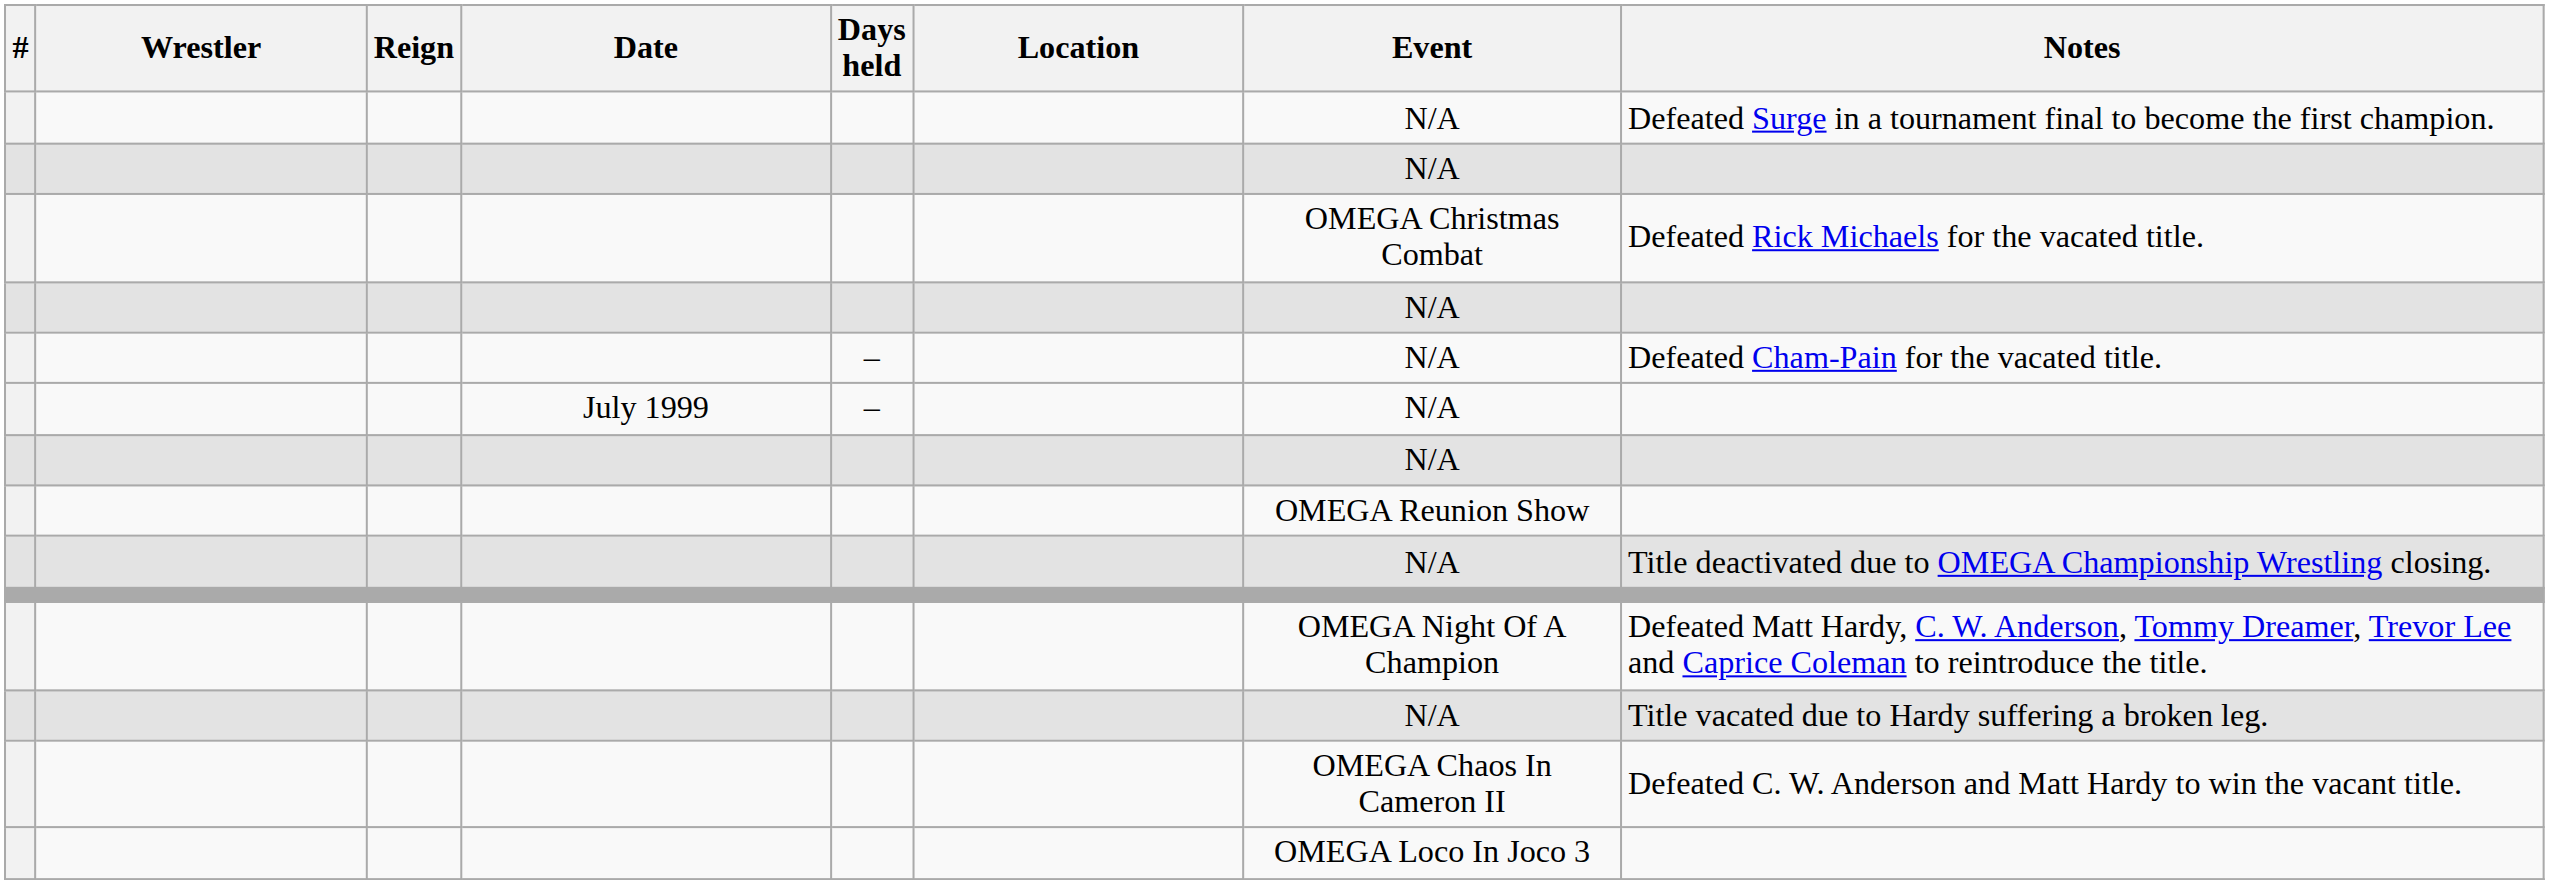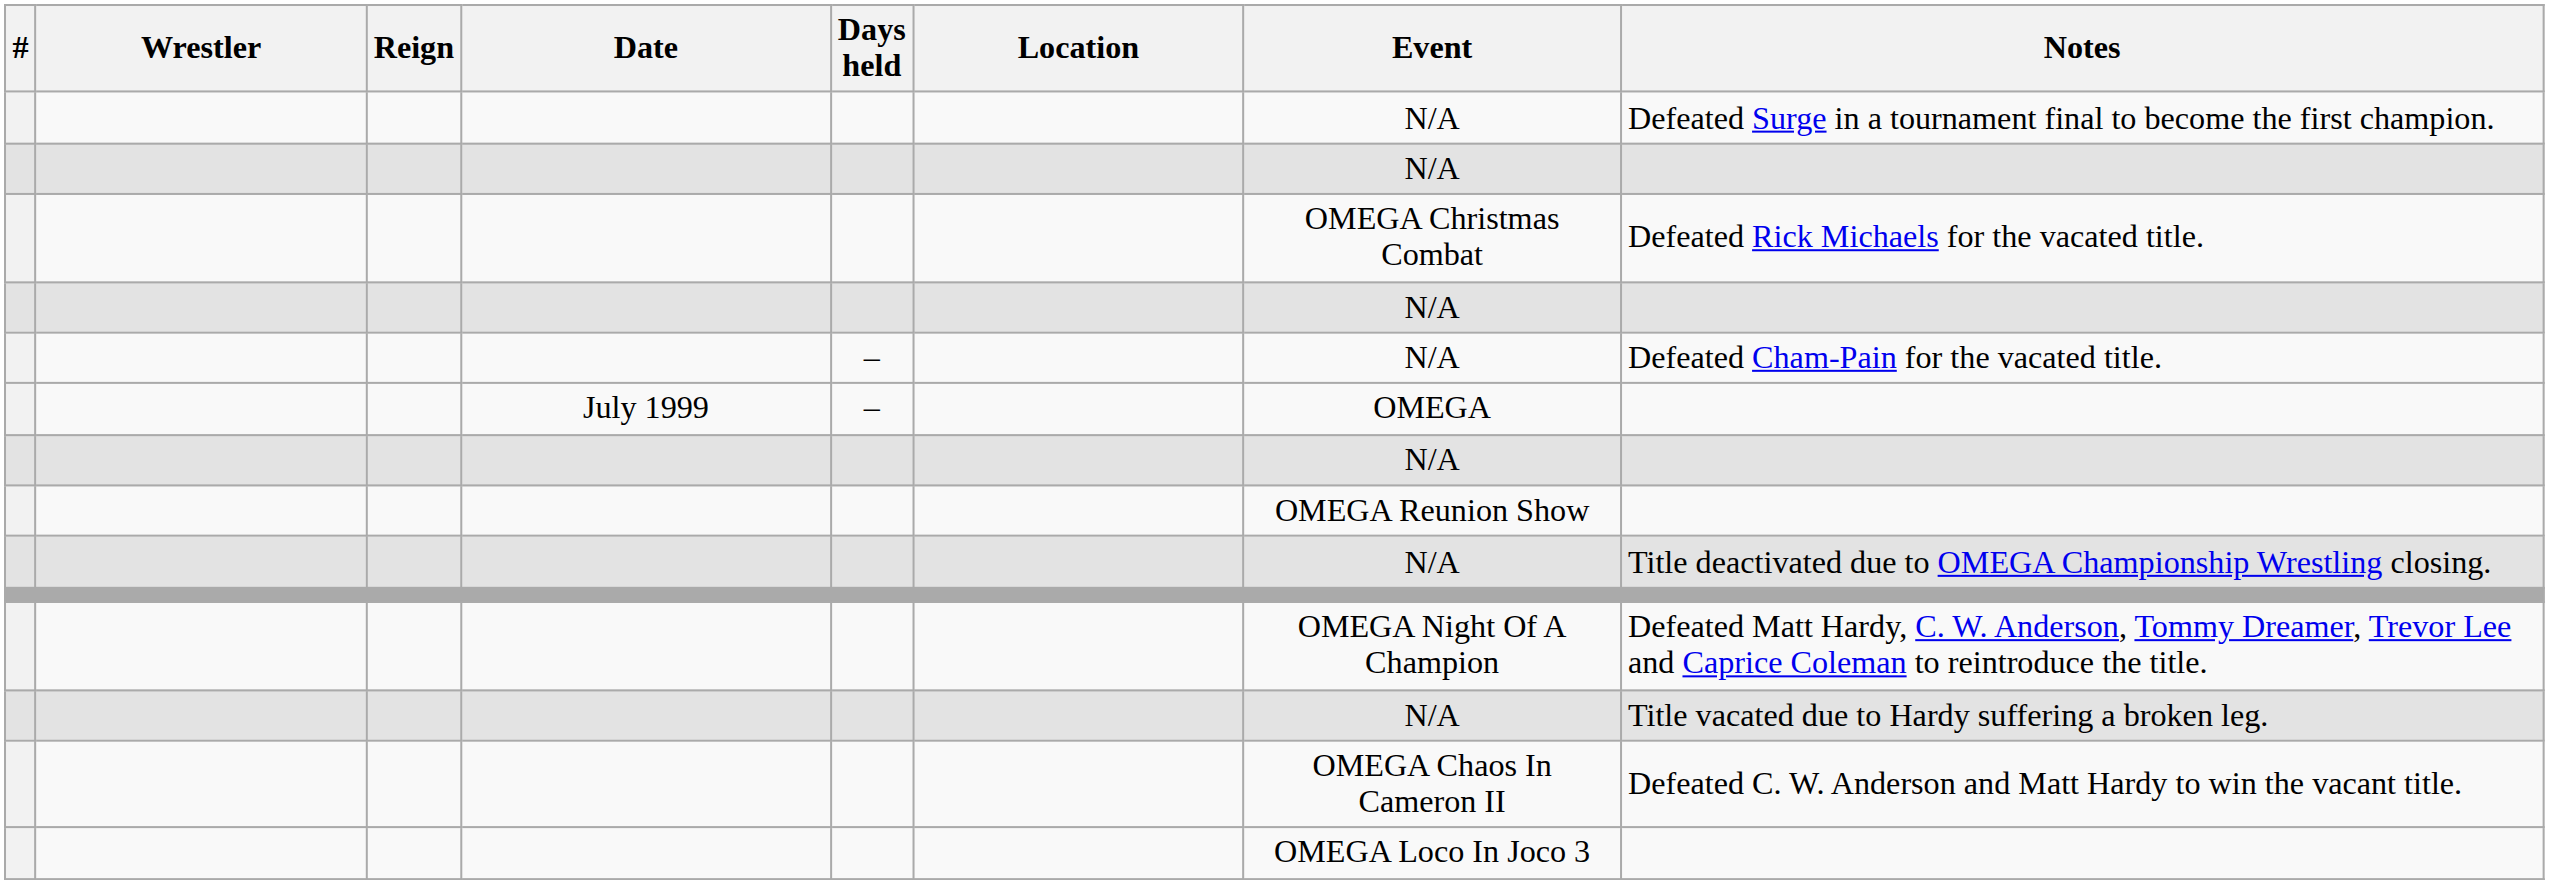(1432, 408) N/A -> (1432, 408) OMEGA
